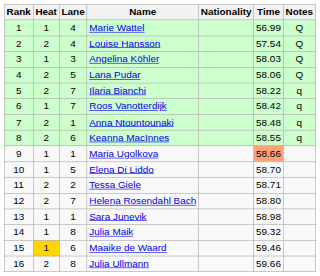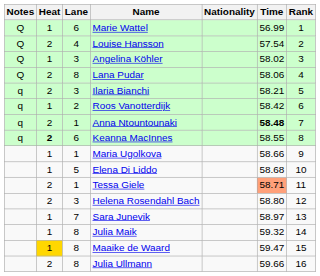columns swapped: (19, 12) <-> (299, 12)
(73, 28) 4 -> (76, 28) 6
(268, 59) 58.03 -> (272, 59) 58.02
(73, 75) 5 -> (76, 75) 8
(73, 91) 7 -> (76, 91) 3
(268, 91) 58.22 -> (272, 91) 58.21
(73, 106) 7 -> (76, 106) 2
(268, 122) normal -> (272, 122) bold
(46, 138) normal -> (49, 138) bold
(268, 153) lightsalmon background -> (272, 153) no background
(268, 169) 58.70 -> (272, 169) 58.68
(73, 185) 2 -> (76, 185) 1
(268, 185) no background -> (272, 185) lightsalmon background
(73, 201) 7 -> (76, 201) 3
(73, 216) 1 -> (76, 216) 7
(268, 216) 58.98 -> (272, 216) 58.97
(73, 248) 6 -> (76, 248) 8
(268, 248) 59.46 -> (272, 248) 59.47
